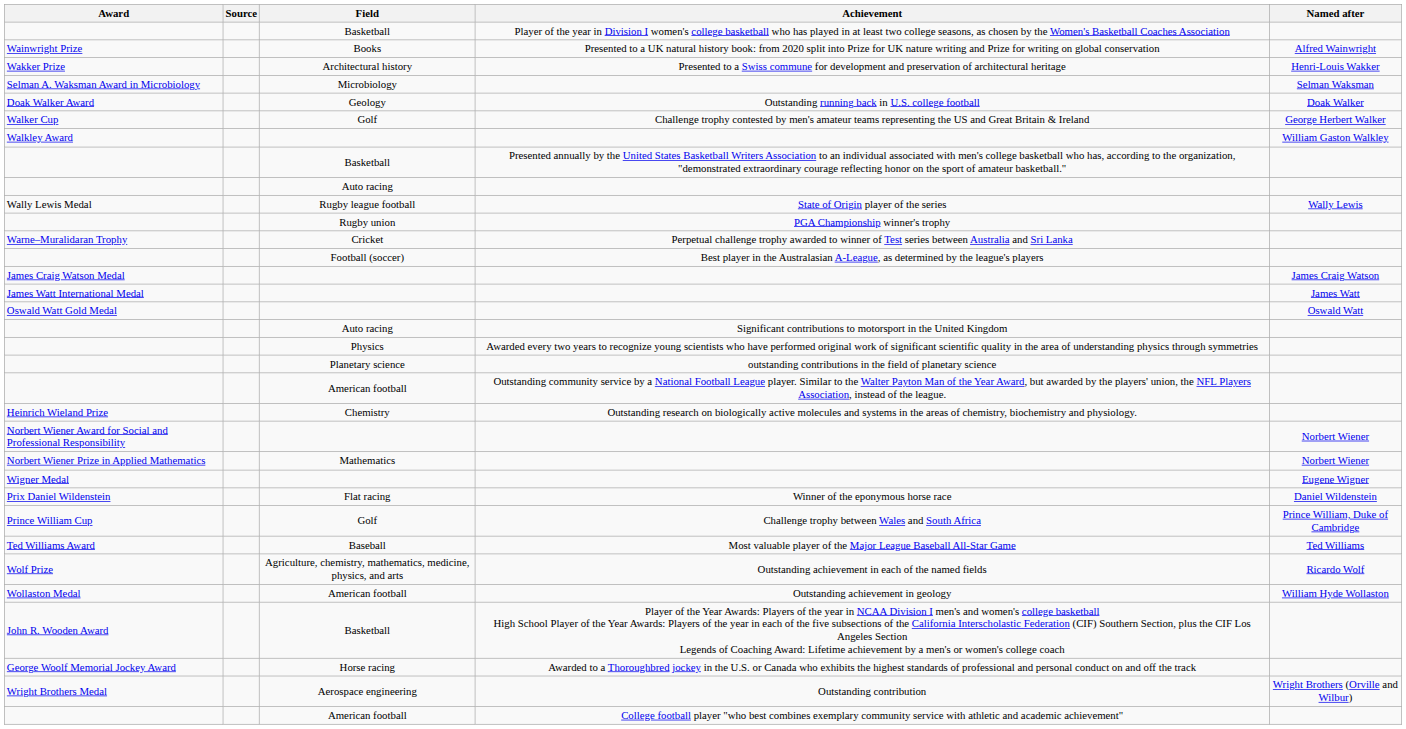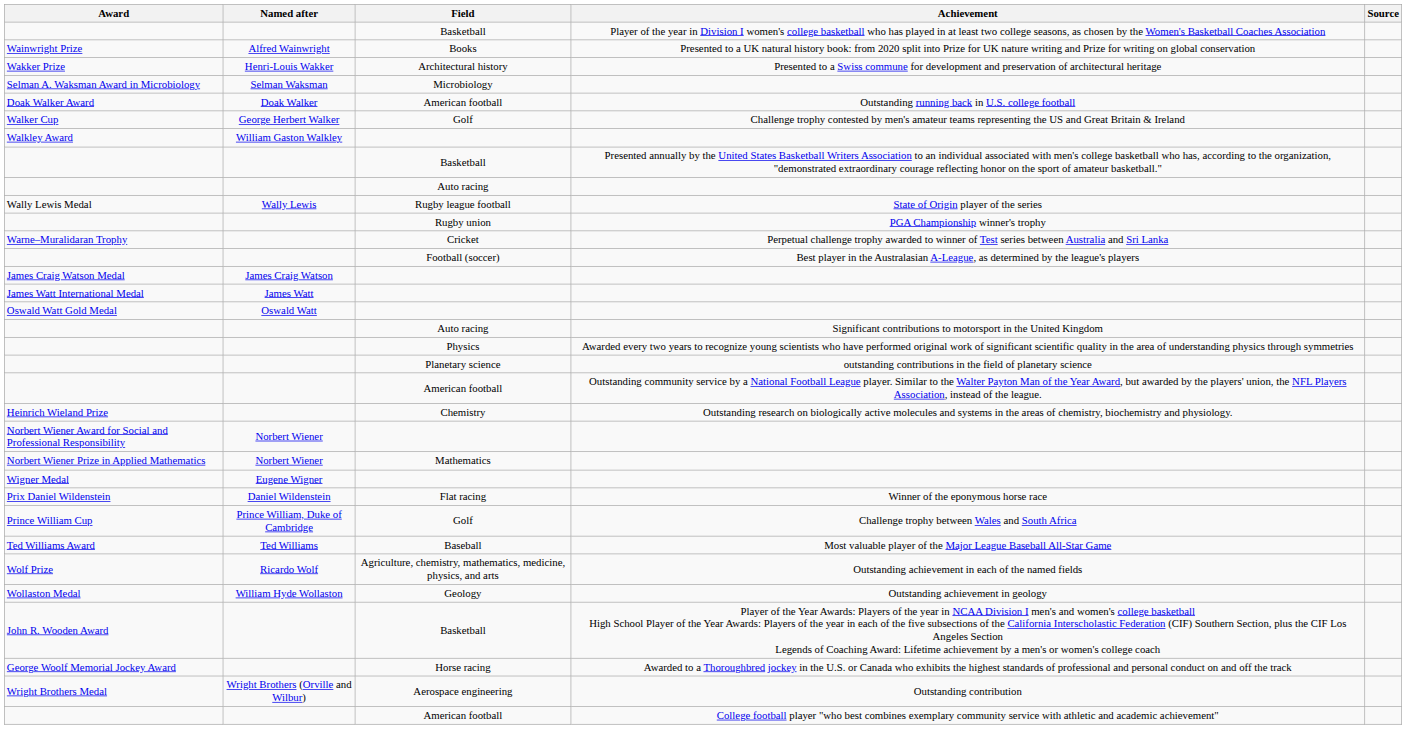columns swapped: (1335, 13) <-> (241, 13)
(367, 102) Geology -> (463, 102) American football
(367, 593) American football -> (463, 593) Geology
